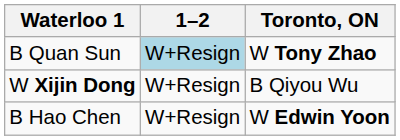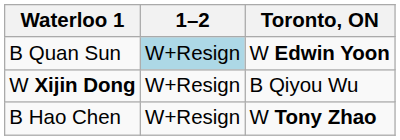(313, 53) W Tony Zhao -> (320, 53) W Edwin Yoon
(320, 118) W Edwin Yoon -> (313, 118) W Tony Zhao
